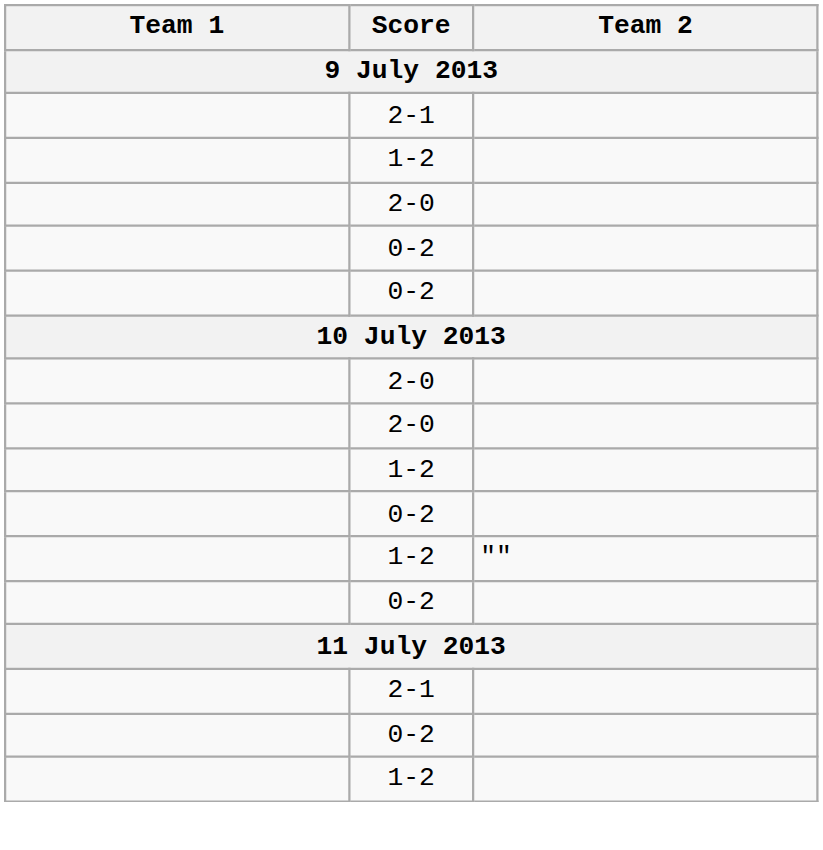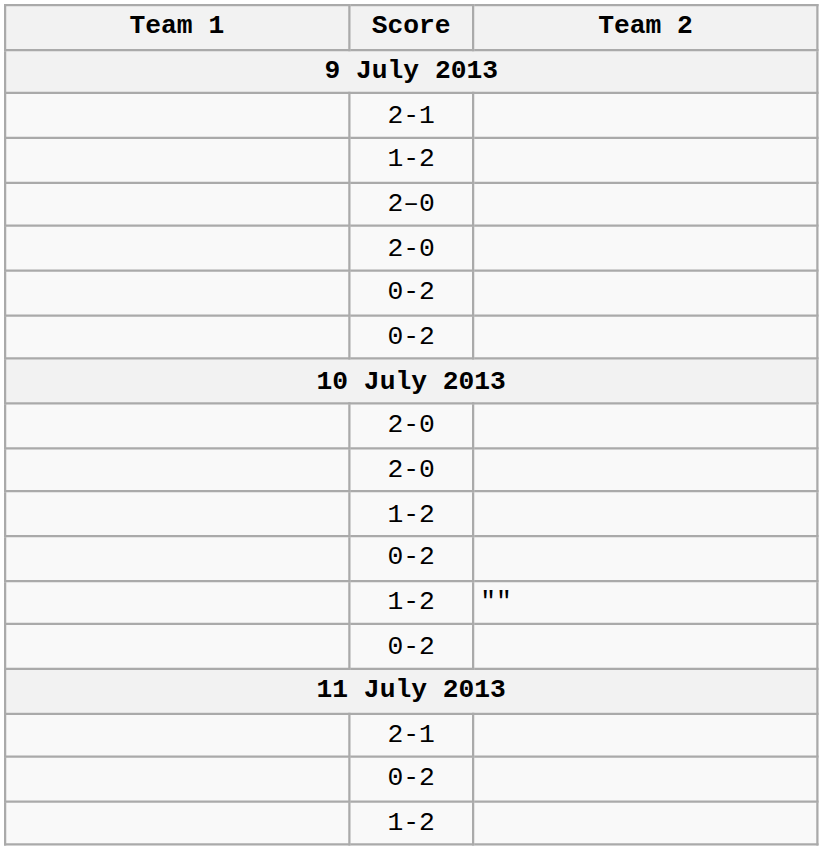+ row: (411, 204)
